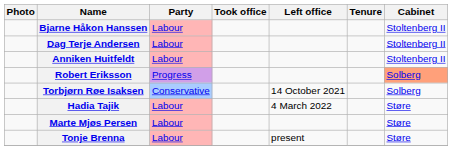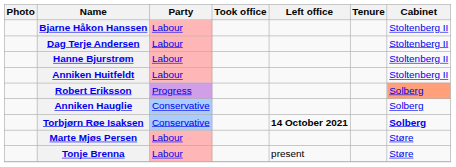+ row: (93, 59)
+ row: (93, 106)
(308, 91) normal -> (309, 122) bold
(404, 91) normal -> (408, 122) bold
- row: (93, 106)
